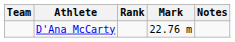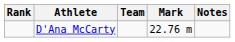columns swapped: (132, 13) <-> (19, 13)
